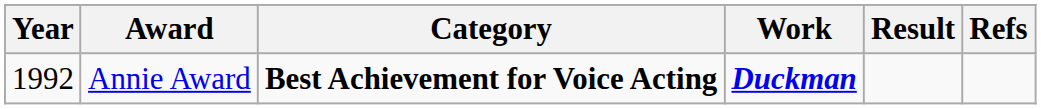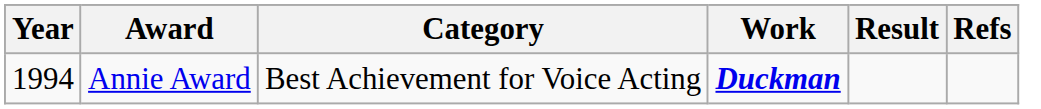(43, 77) 1992 -> (43, 77) 1994
(491, 77) bold -> (483, 77) normal
